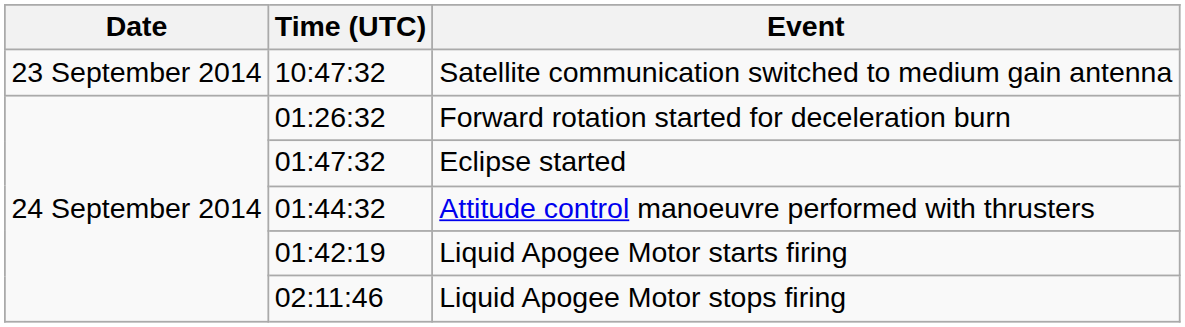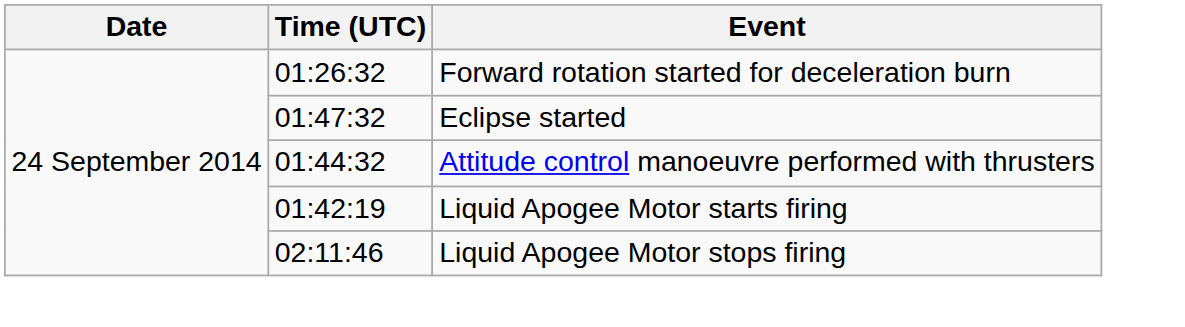- row: (806, 72)
